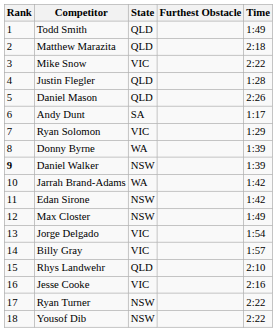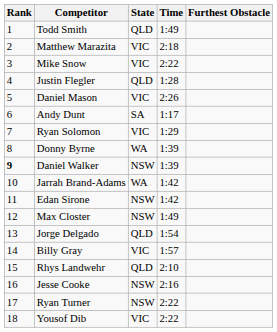columns swapped: (258, 13) <-> (200, 13)
(142, 47) QLD -> (140, 47) VIC
(142, 98) QLD -> (140, 98) VIC
(140, 234) VIC -> (142, 234) QLD
(140, 285) VIC -> (143, 285) NSW
(143, 319) NSW -> (140, 319) VIC
